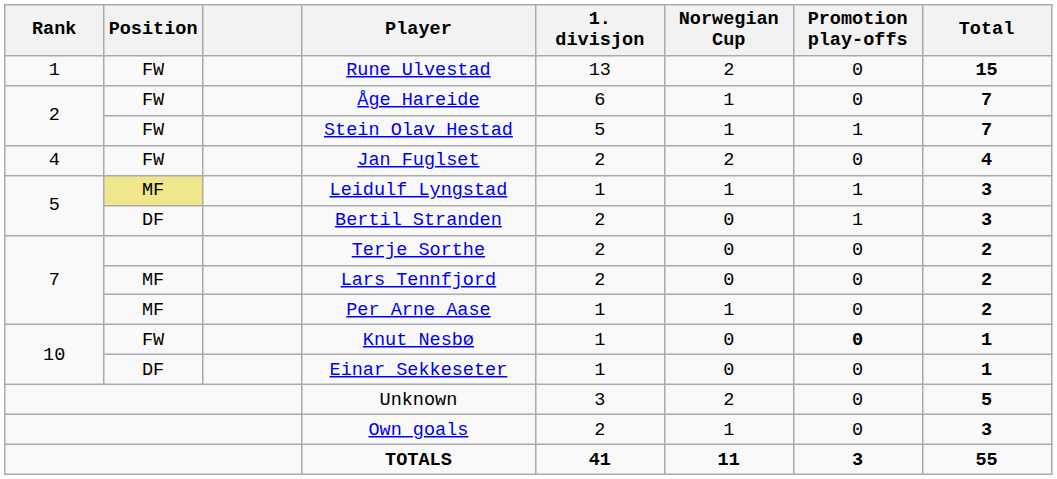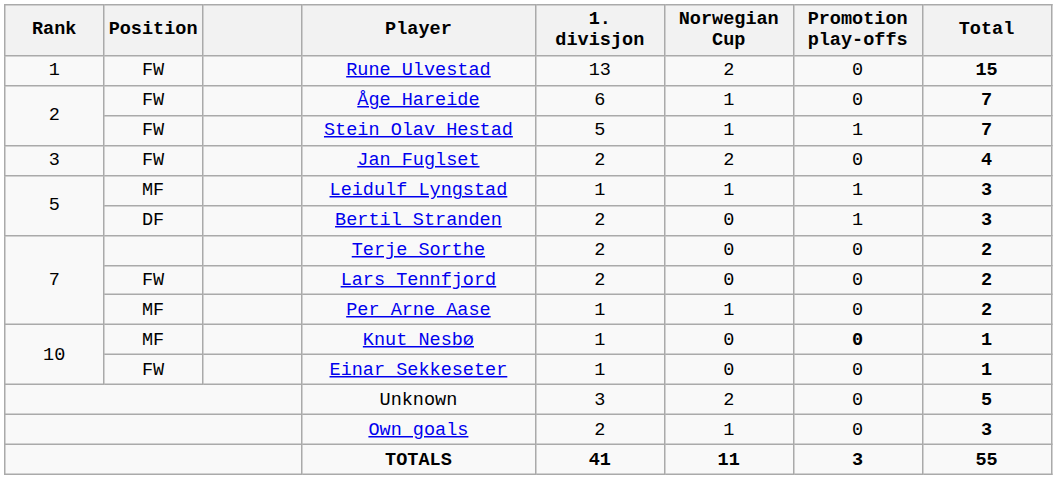(54, 161) 4 -> (54, 161) 3
(153, 191) khaki background -> (153, 191) no background
(153, 280) MF -> (153, 280) FW
(153, 340) FW -> (153, 340) MF
(153, 370) DF -> (153, 370) FW
